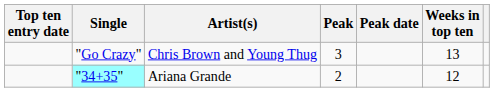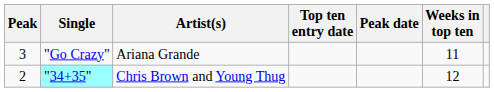columns swapped: (38, 23) <-> (338, 23)
(232, 53) Chris Brown and Young Thug -> (158, 53) Ariana Grande
(452, 53) 13 -> (452, 53) 11
(190, 76) Ariana Grande -> (201, 76) Chris Brown and Young Thug
